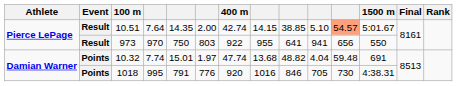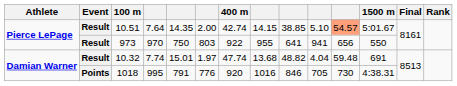(95, 58) Points -> (95, 58) Result
